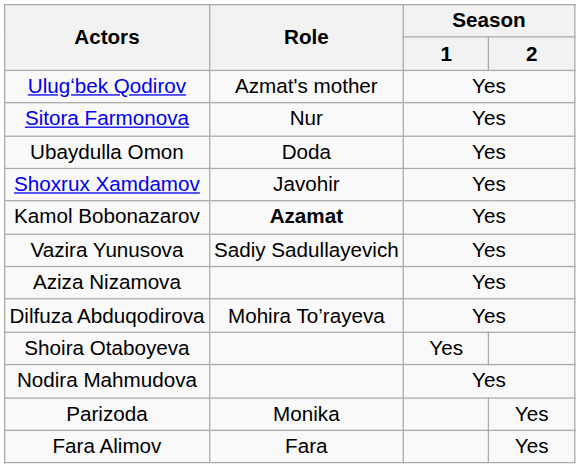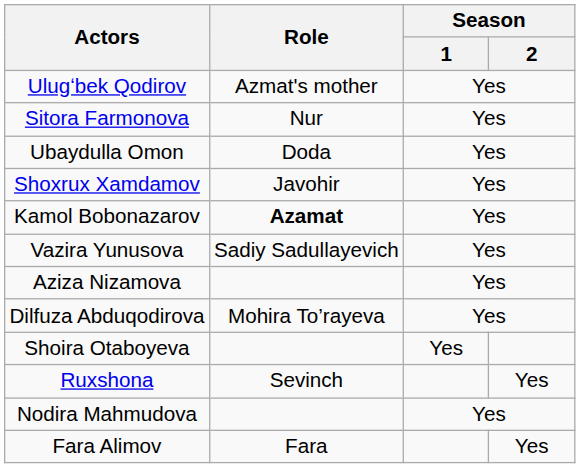+ row: (107, 380)
- row: (107, 413)
